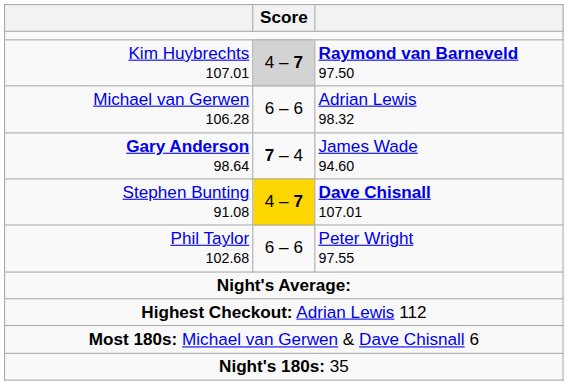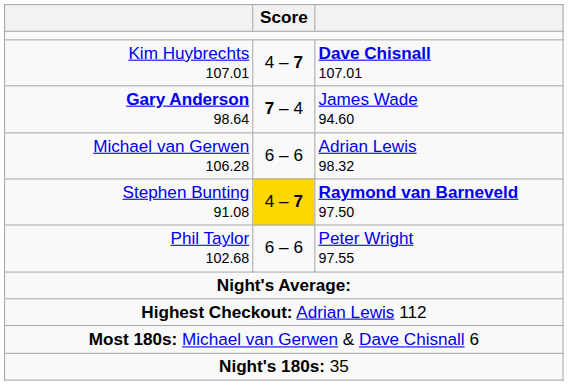(284, 62) lightgrey background -> (284, 62) no background
(418, 62) Raymond van Barneveld 97.50 -> (375, 62) Dave Chisnall 107.01
rows swapped: (188, 155) <-> (171, 109)
(375, 201) Dave Chisnall 107.01 -> (418, 201) Raymond van Barneveld 97.50
